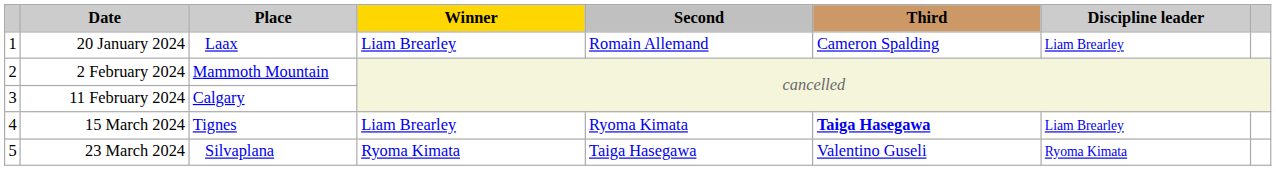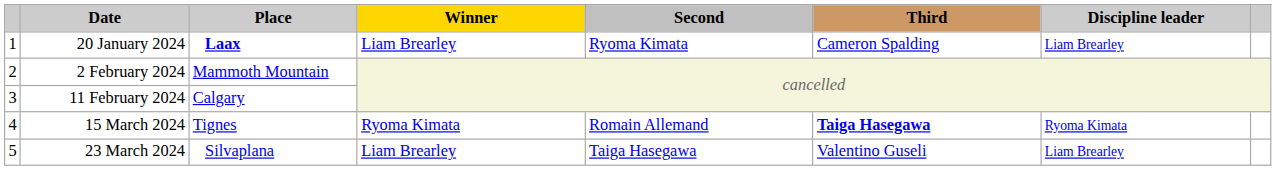(215, 44) normal -> (217, 44) bold
(649, 44) Romain Allemand -> (638, 44) Ryoma Kimata
(409, 124) Liam Brearley -> (411, 124) Ryoma Kimata
(638, 124) Ryoma Kimata -> (649, 124) Romain Allemand
(1084, 125) Liam Brearley -> (1086, 125) Ryoma Kimata
(411, 151) Ryoma Kimata -> (409, 151) Liam Brearley
(1086, 152) Ryoma Kimata -> (1084, 152) Liam Brearley
